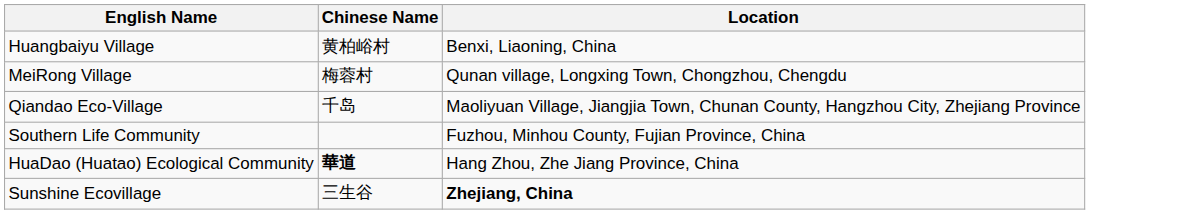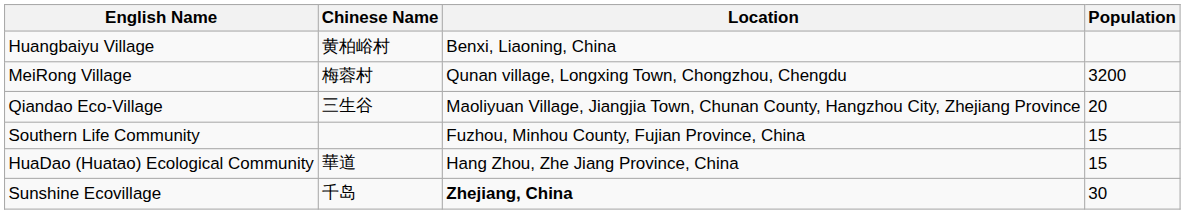+ column: (1132, 17)
(339, 106) 千岛 -> (347, 106) 三生谷
(339, 163) bold -> (339, 163) normal
(347, 193) 三生谷 -> (339, 193) 千岛
